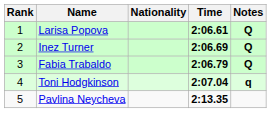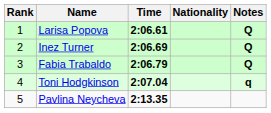columns swapped: (158, 13) <-> (210, 13)
